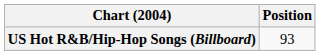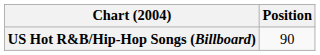(287, 38) 93 -> (287, 38) 90
